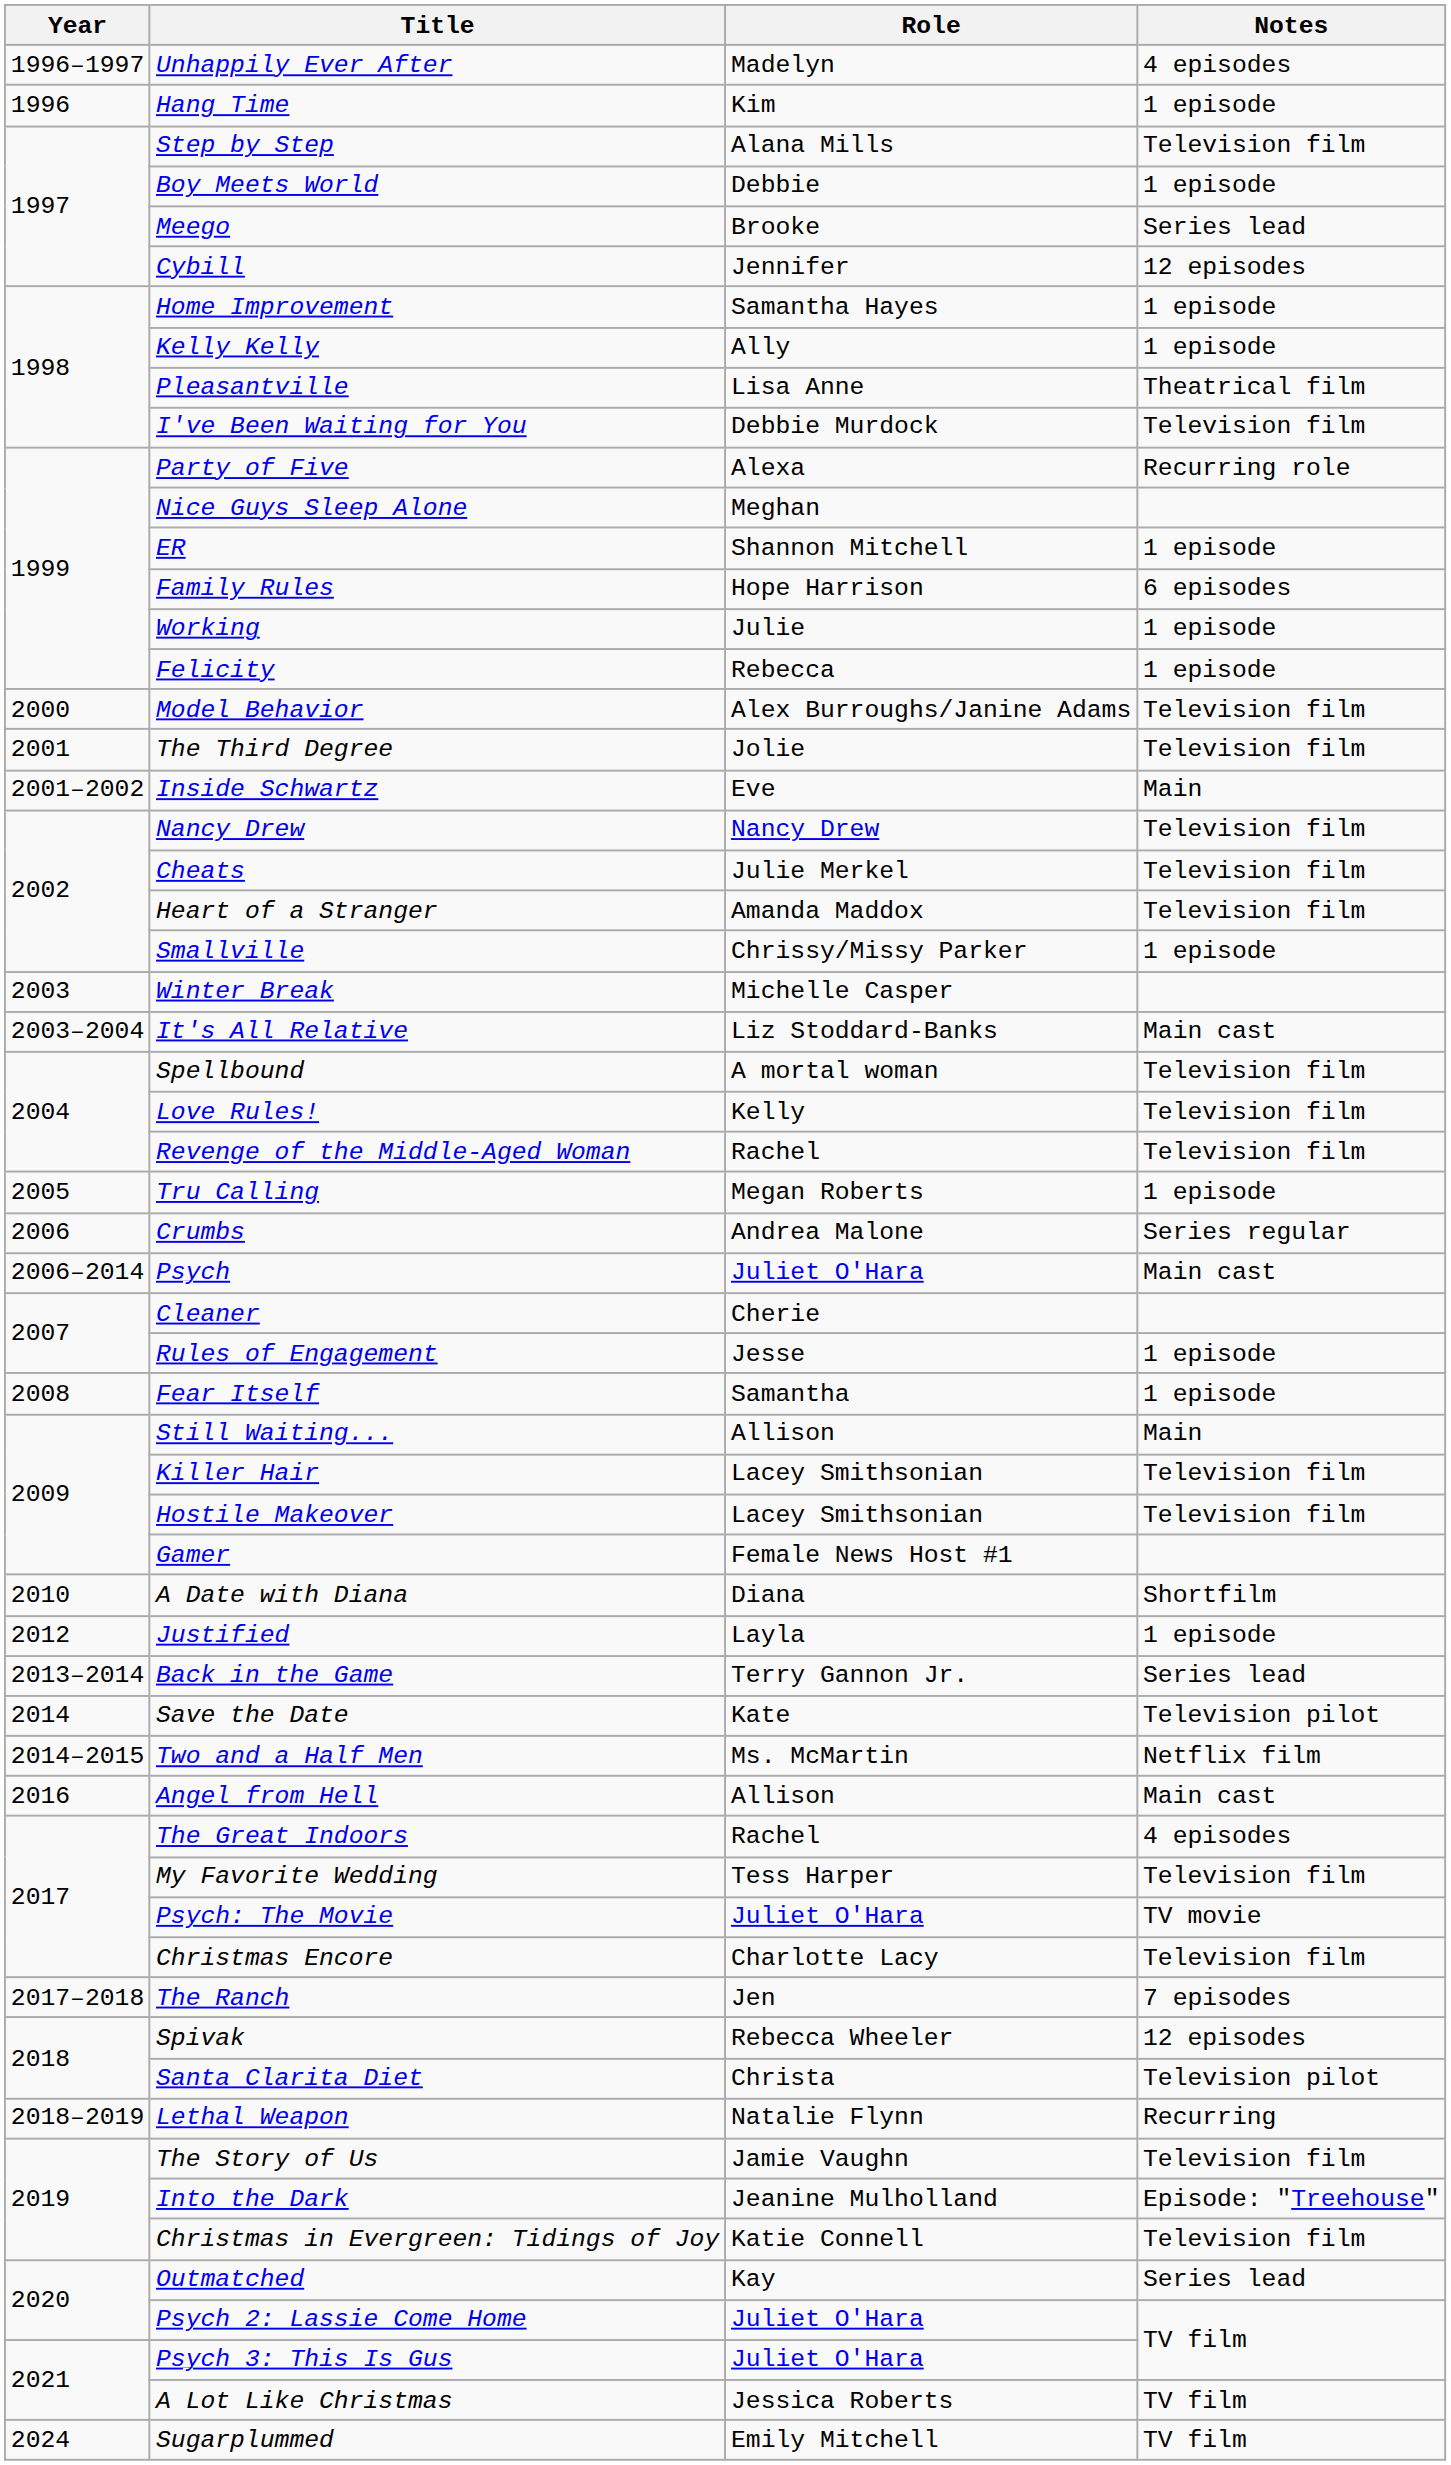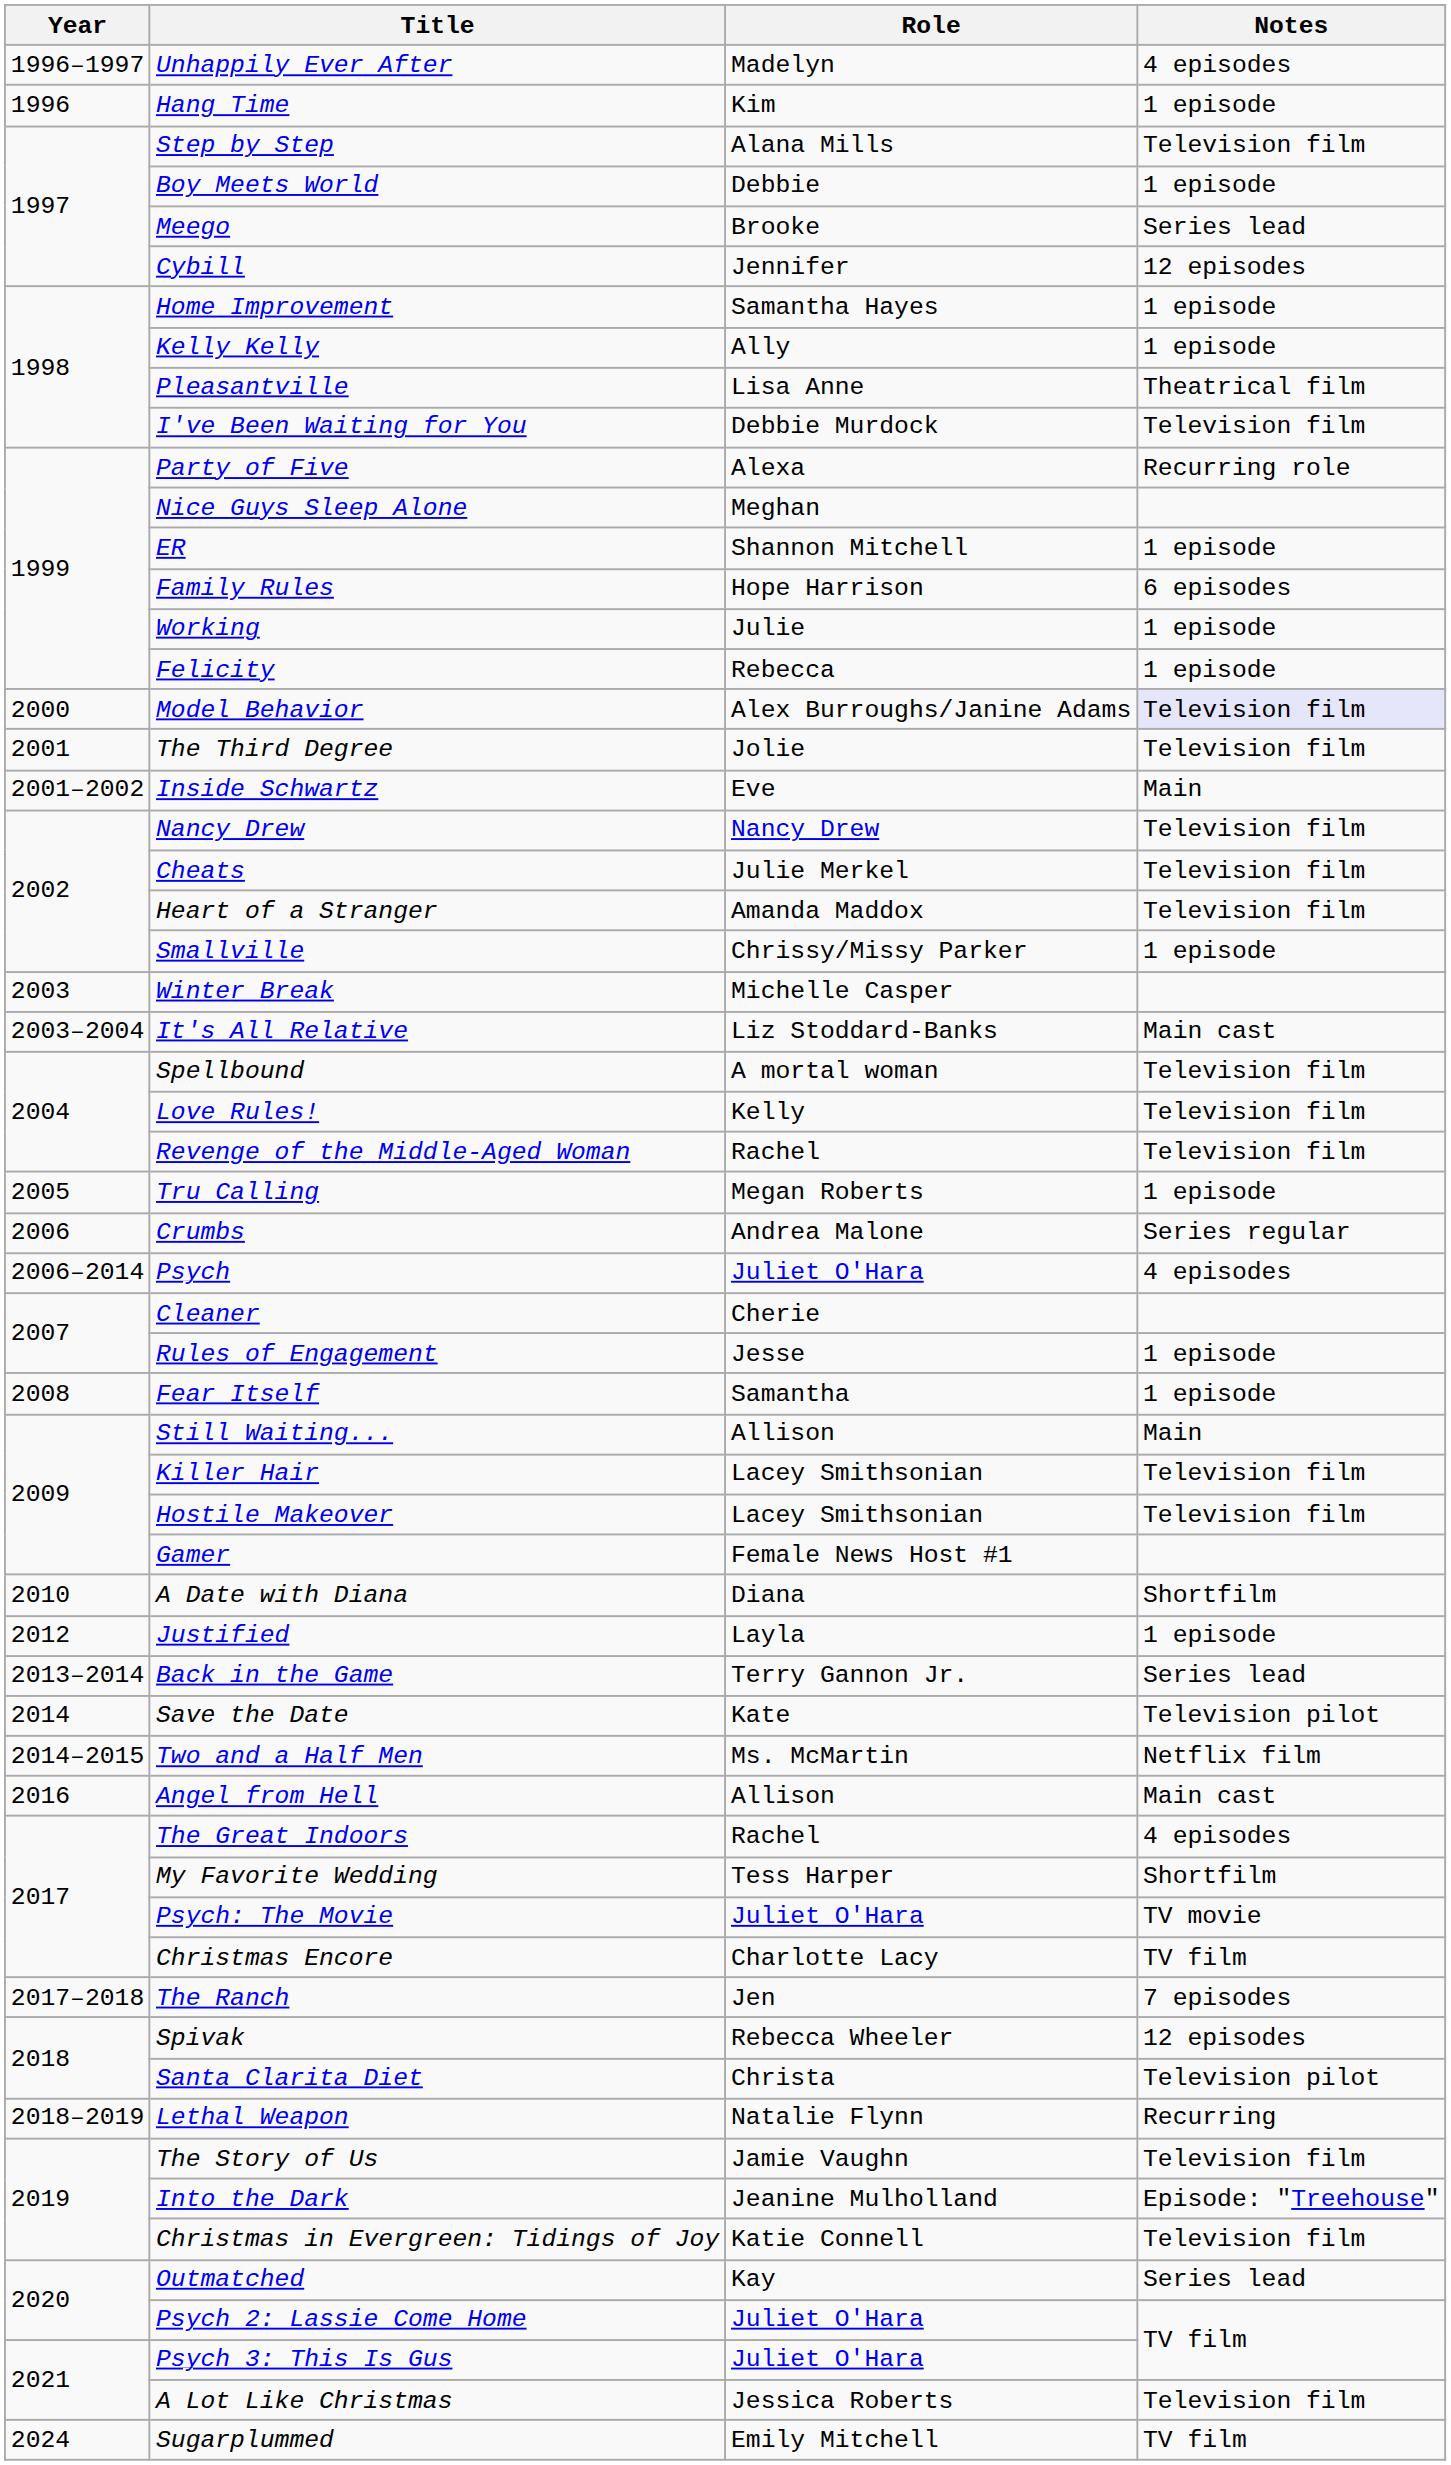(1254, 709) no background -> (1254, 709) lavender background
(1210, 1273) Main cast -> (1217, 1273) 4 episodes
(1254, 1877) Television film -> (1210, 1877) Shortfilm
(1254, 1957) Television film -> (1195, 1957) TV film
(1195, 2400) TV film -> (1254, 2400) Television film
